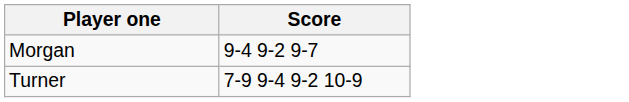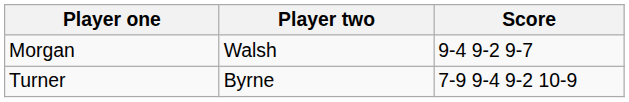+ column: (327, 19)
